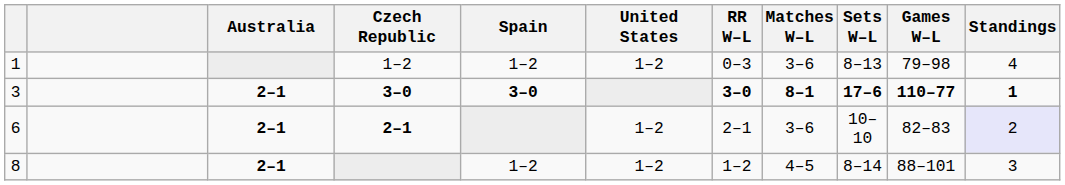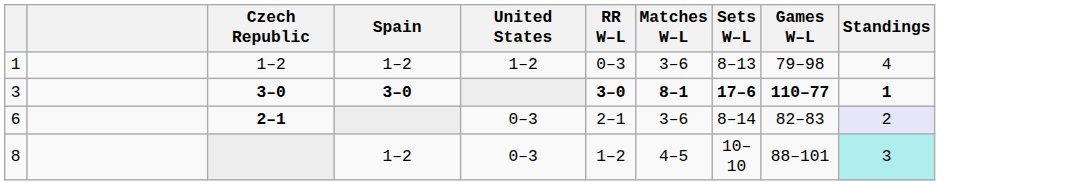- column: (271, 28)
(649, 129) 1–2 -> (523, 119) 0–3
(863, 129) 10–10 -> (737, 119) 8–14
(649, 166) 1–2 -> (523, 157) 0–3
(863, 166) 8–14 -> (737, 157) 10–10
(1013, 166) no background -> (887, 157) paleturquoise background
